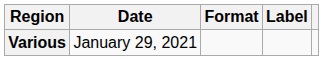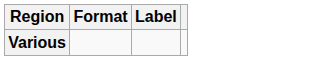- column: (135, 17)
